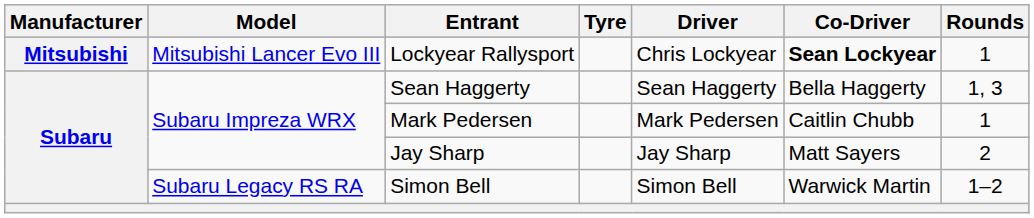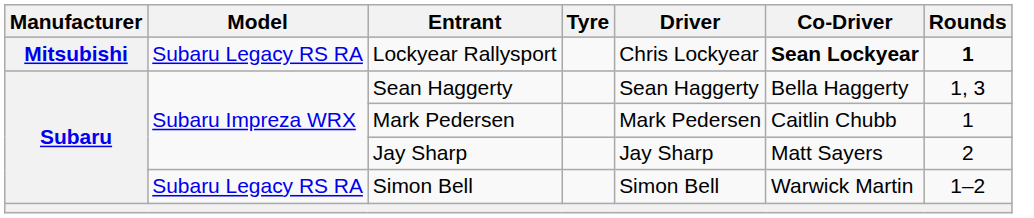(266, 54) Mitsubishi Lancer Evo III -> (258, 54) Subaru Legacy RS RA
(985, 54) normal -> (968, 54) bold
